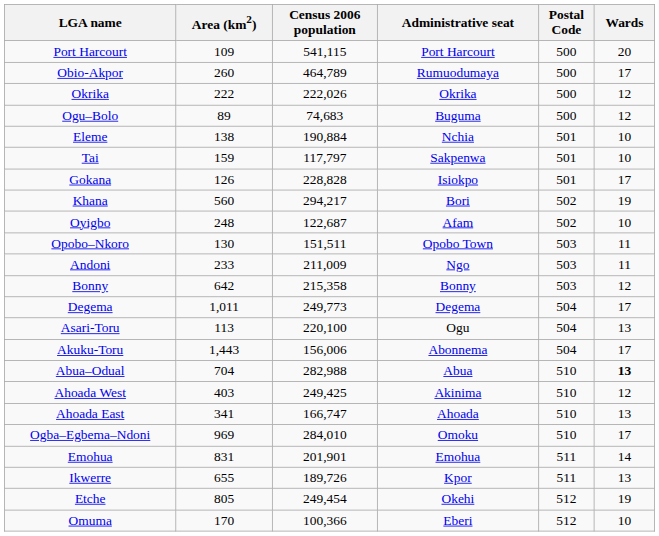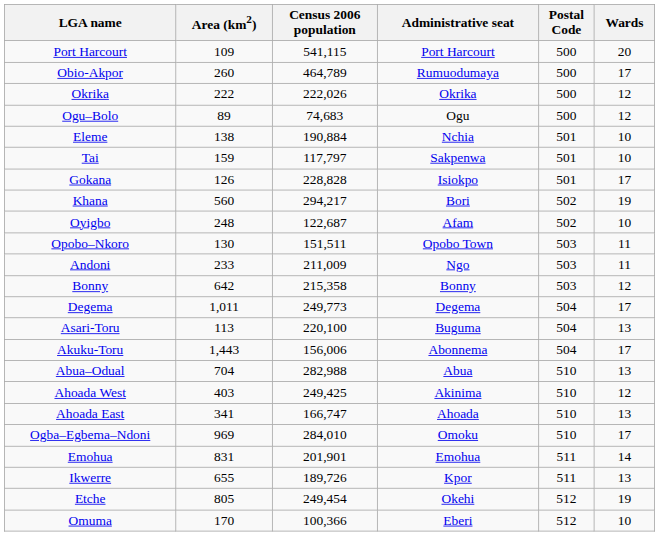(458, 115) Buguma -> (458, 115) Ogu
(458, 328) Ogu -> (458, 328) Buguma
(624, 371) bold -> (624, 371) normal
